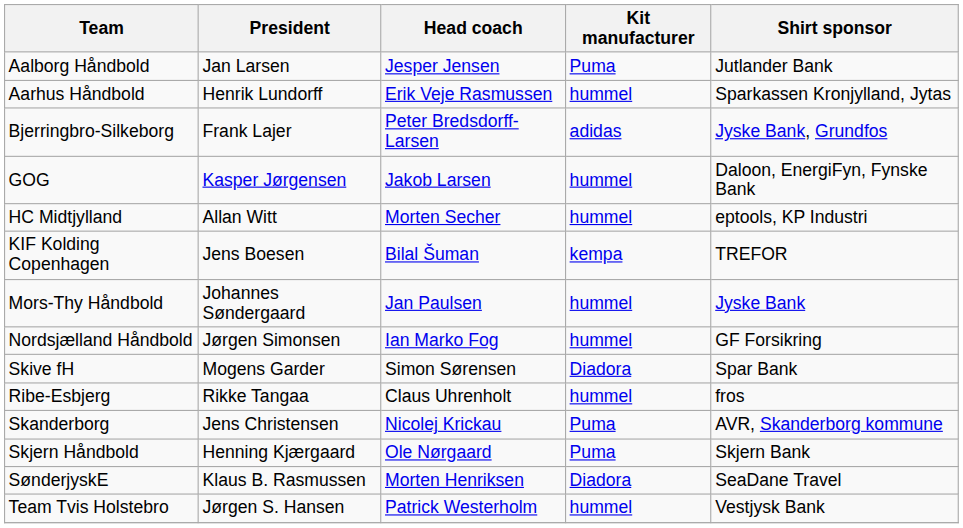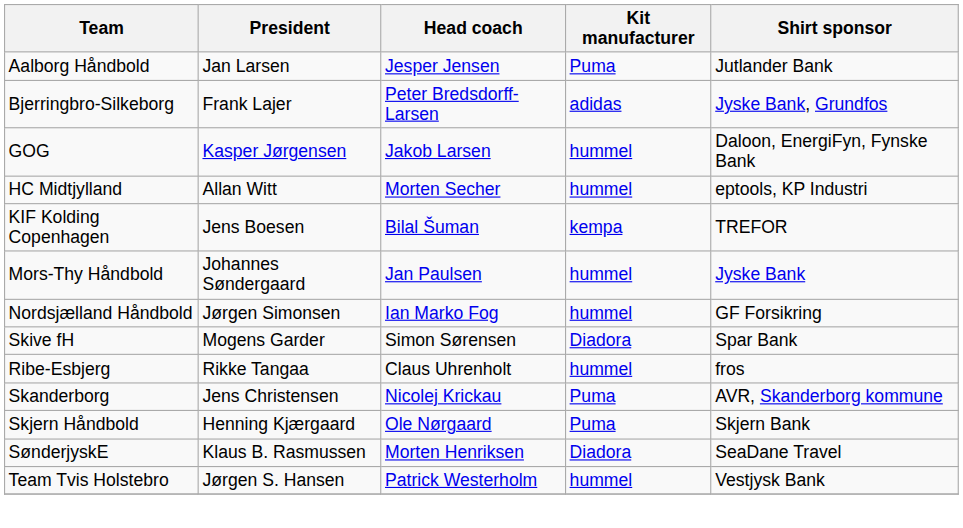- row: (77, 94)
